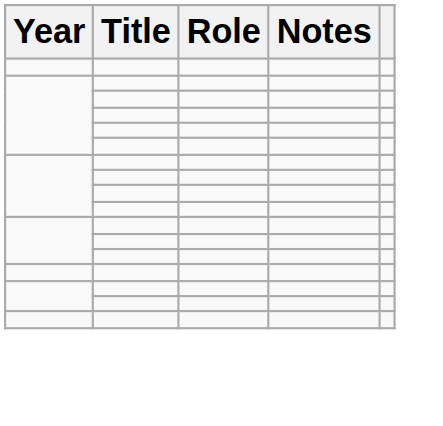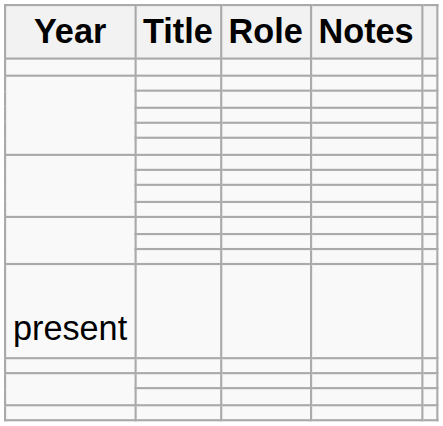+ row: (70, 329)
